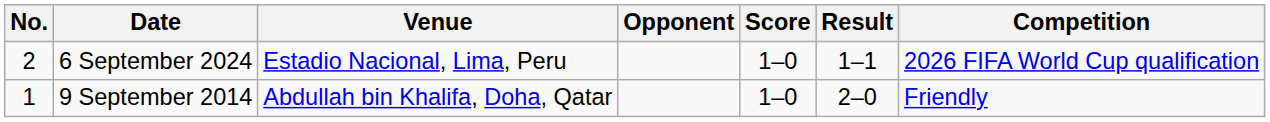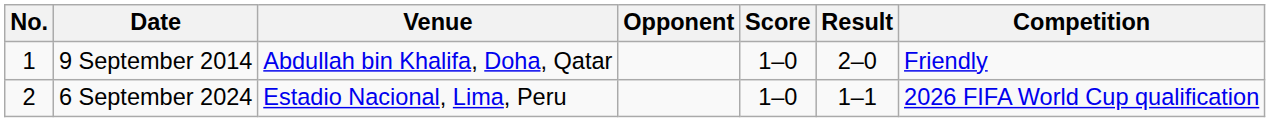rows swapped: (156, 97) <-> (156, 60)
